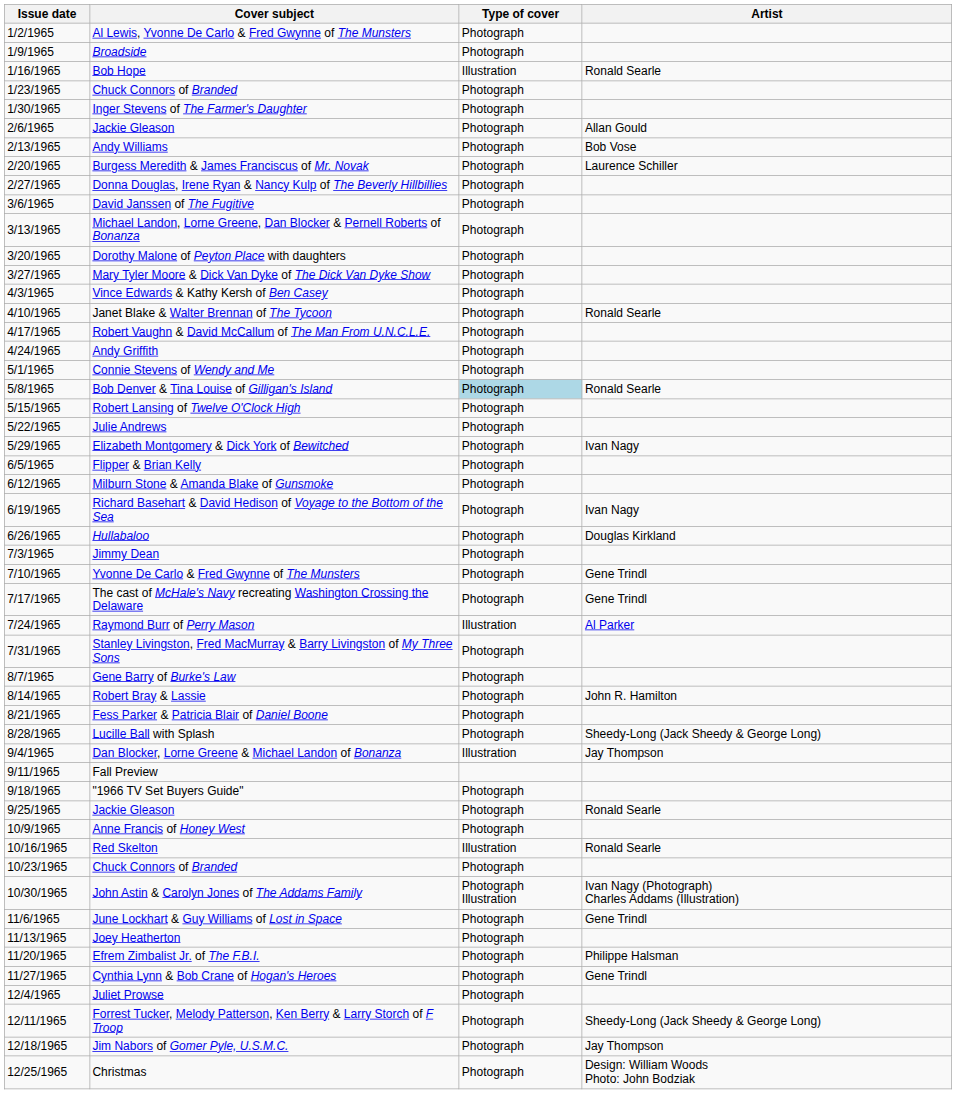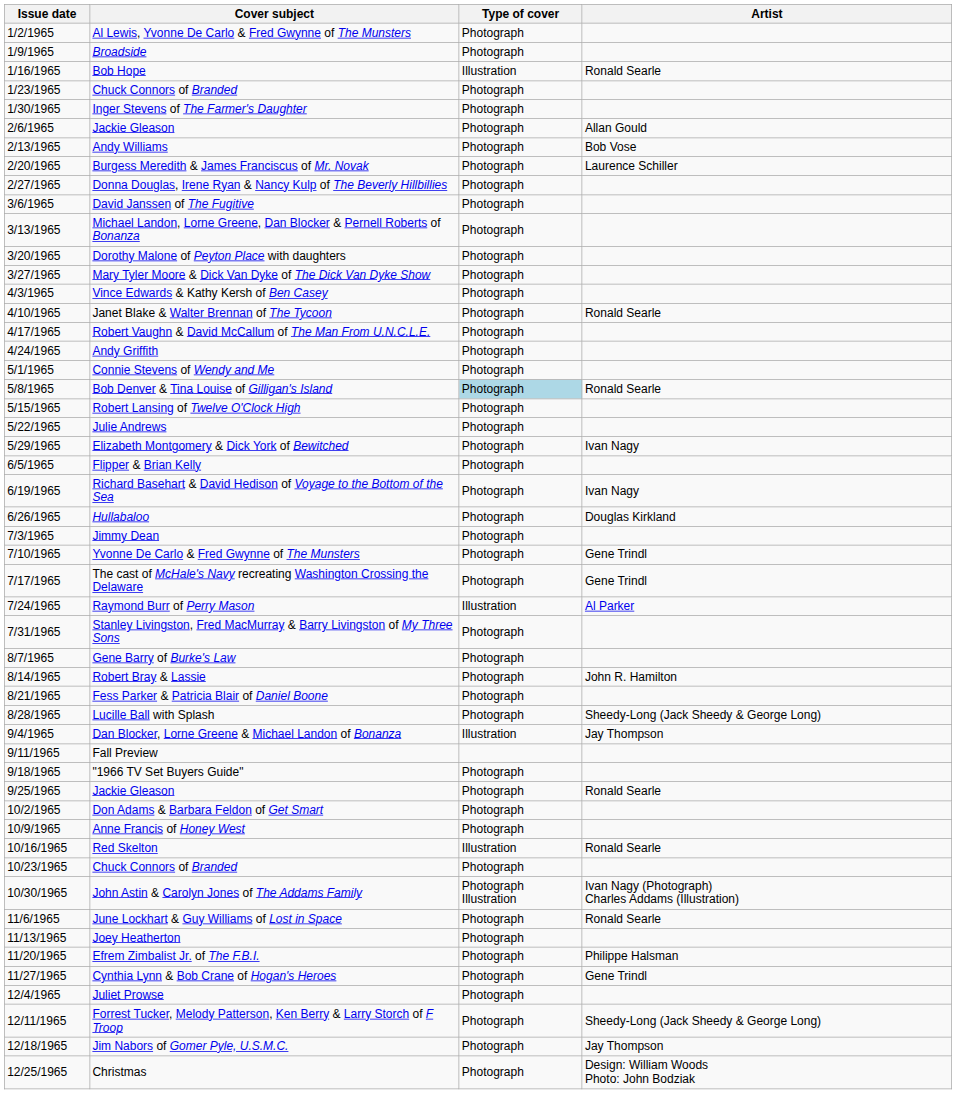- row: (34, 484)
+ row: (34, 810)
(616, 918) Gene Trindl -> (623, 918) Ronald Searle
